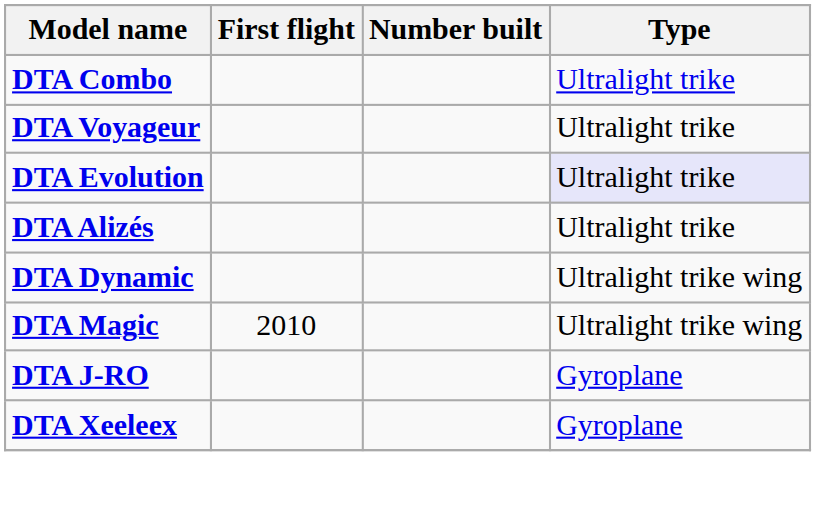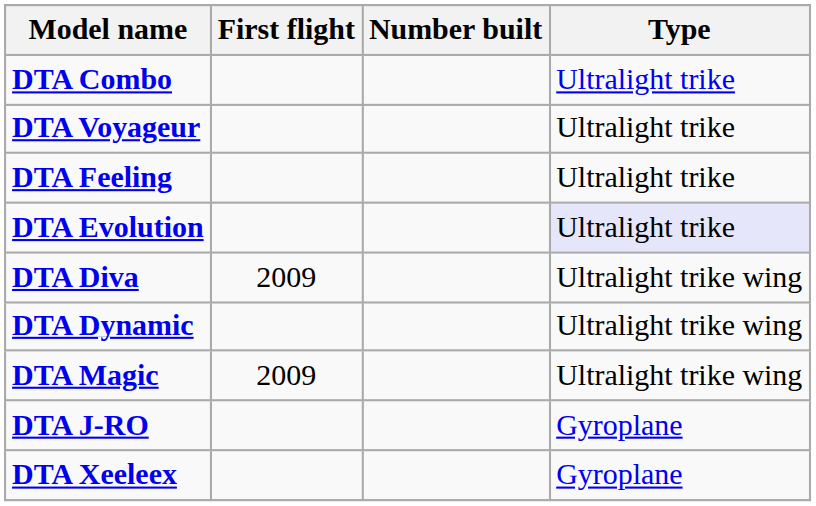+ row: (92, 177)
- row: (83, 227)
+ row: (75, 276)
(286, 325) 2010 -> (286, 375) 2009
